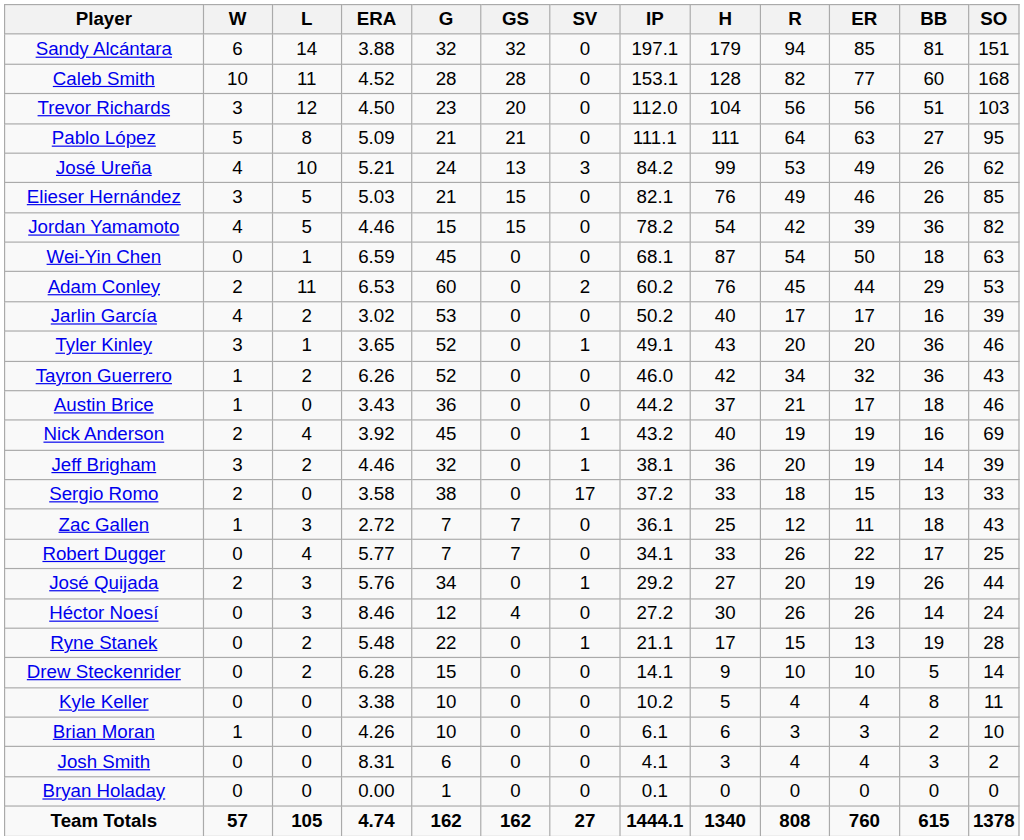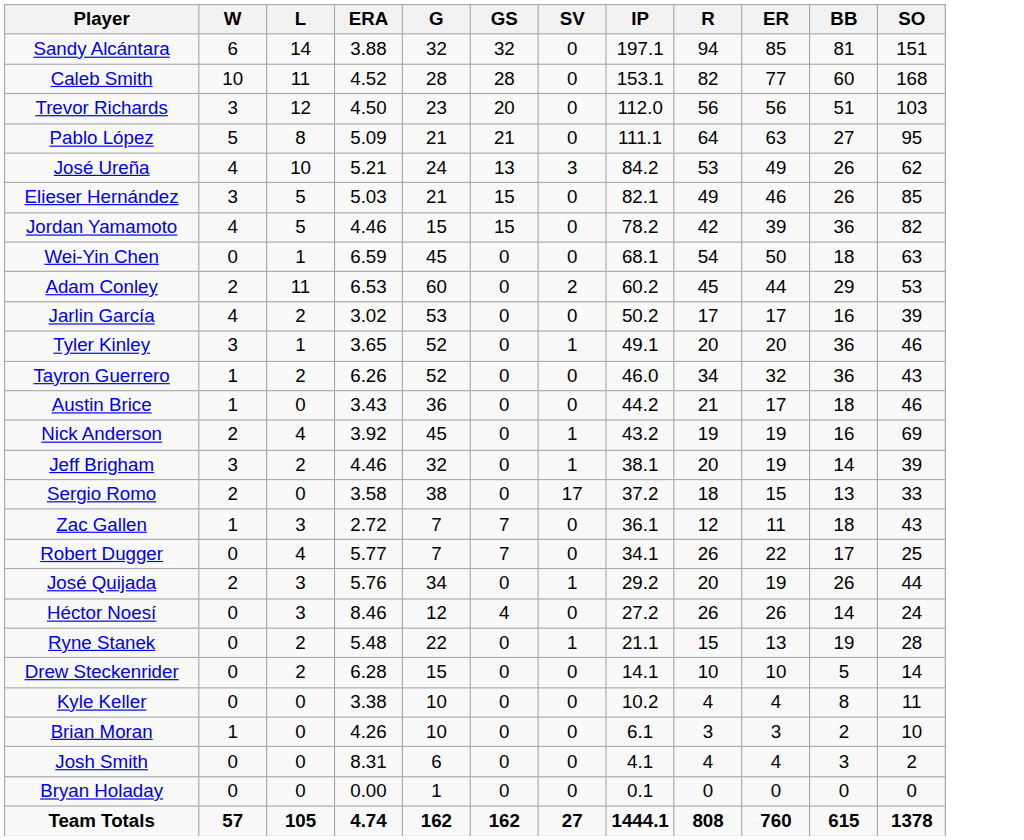- column: (725, 19)
